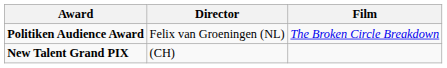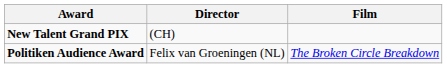rows swapped: (68, 53) <-> (76, 33)
